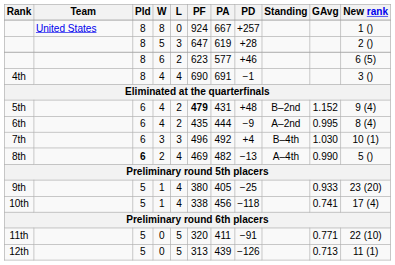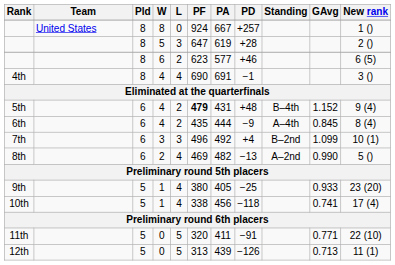(286, 108) B–2nd -> (286, 108) B–4th
(286, 124) A–2nd -> (286, 124) A–4th
(325, 124) 0.995 -> (325, 124) 0.845
(286, 140) B–4th -> (286, 140) B–2nd
(325, 140) 1.030 -> (325, 140) 1.099
(143, 156) bold -> (143, 156) normal
(286, 156) A–4th -> (286, 156) A–2nd
